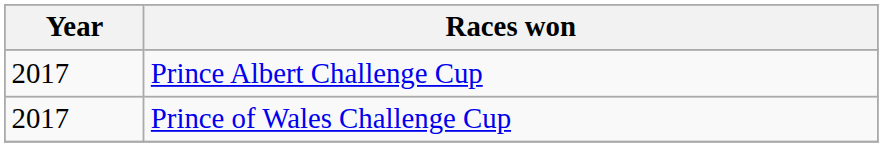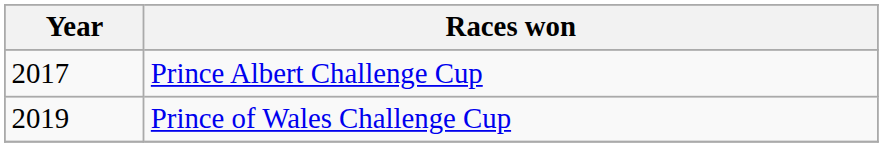(40, 118) 2017 -> (40, 118) 2019
